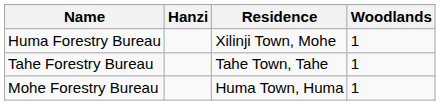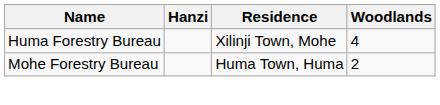(355, 41) 1 -> (355, 41) 4
- row: (81, 65)
(355, 89) 1 -> (355, 65) 2
